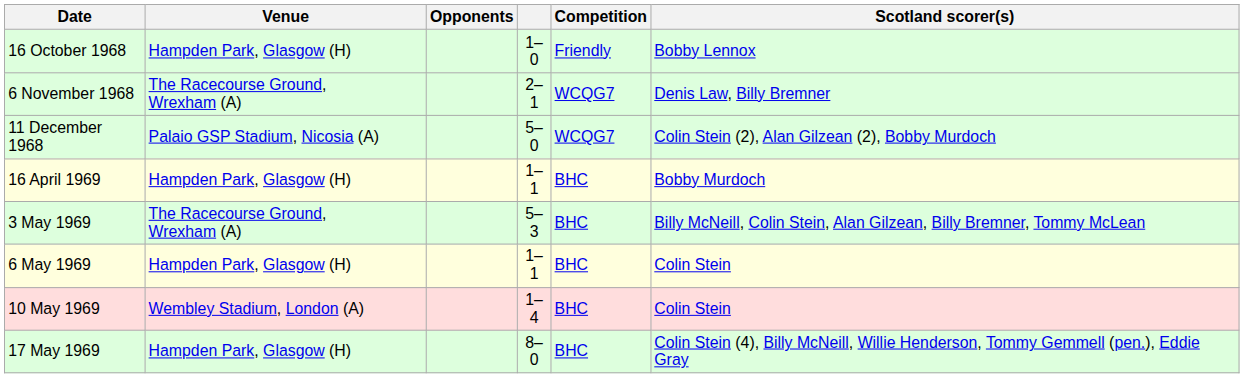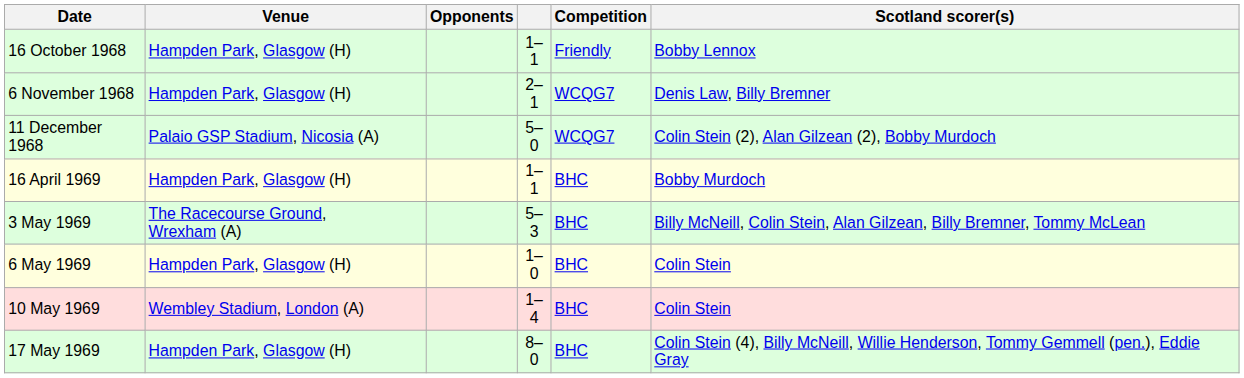(534, 51) 1–0 -> (534, 51) 1–1
(238, 94) The Racecourse Ground, Wrexham (A) -> (250, 94) Hampden Park, Glasgow (H)
(534, 265) 1–1 -> (534, 265) 1–0
